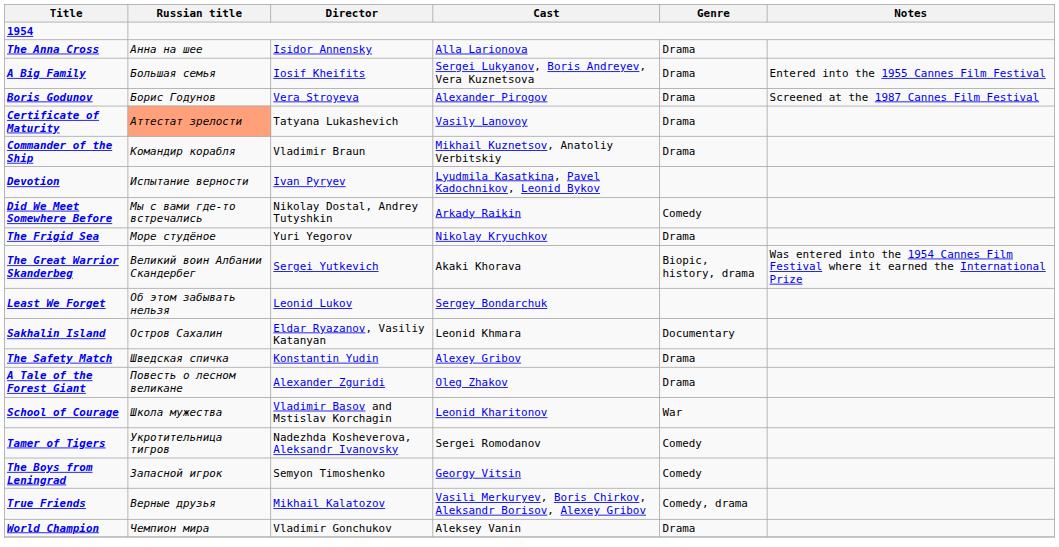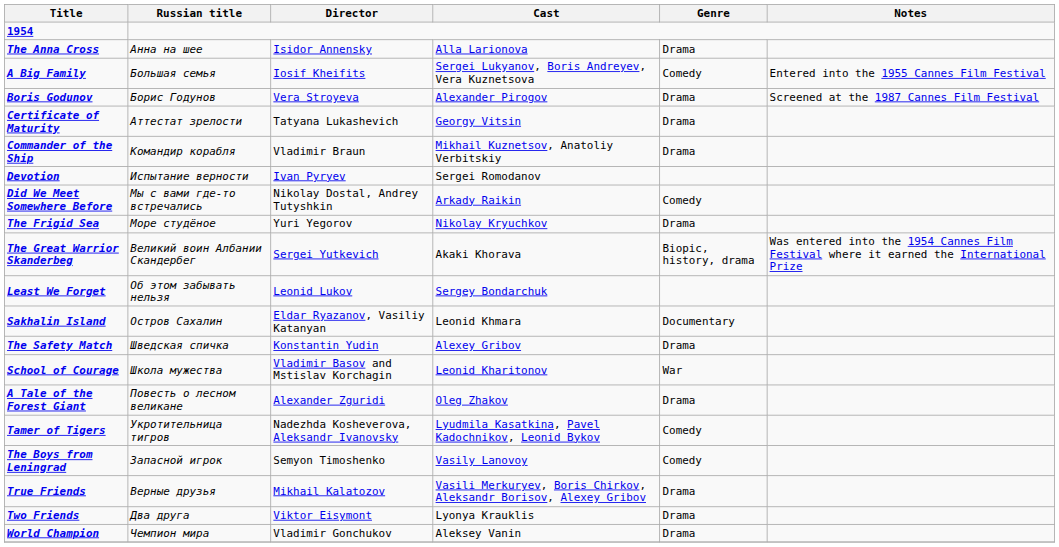(679, 73) Drama -> (682, 73) Comedy
(186, 121) lightsalmon background -> (186, 121) no background
(482, 121) Vasily Lanovoy -> (478, 121) Georgy Vitsin
(518, 182) Lyudmila Kasatkina, Pavel Kadochnikov, Leonid Bykov -> (488, 176) Sergei Romodanov
rows swapped: (63, 413) <-> (50, 382)
(488, 443) Sergei Romodanov -> (518, 430) Lyudmila Kasatkina, Pavel Kadochnikov, Leonid Bykov
(478, 473) Georgy Vitsin -> (482, 461) Vasily Lanovoy
(705, 504) Comedy, drama -> (679, 491) Drama
+ row: (43, 515)
